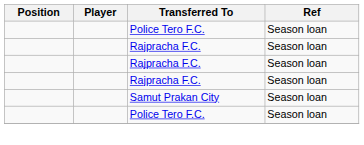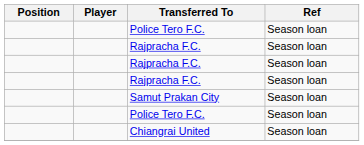+ row: (39, 132)
